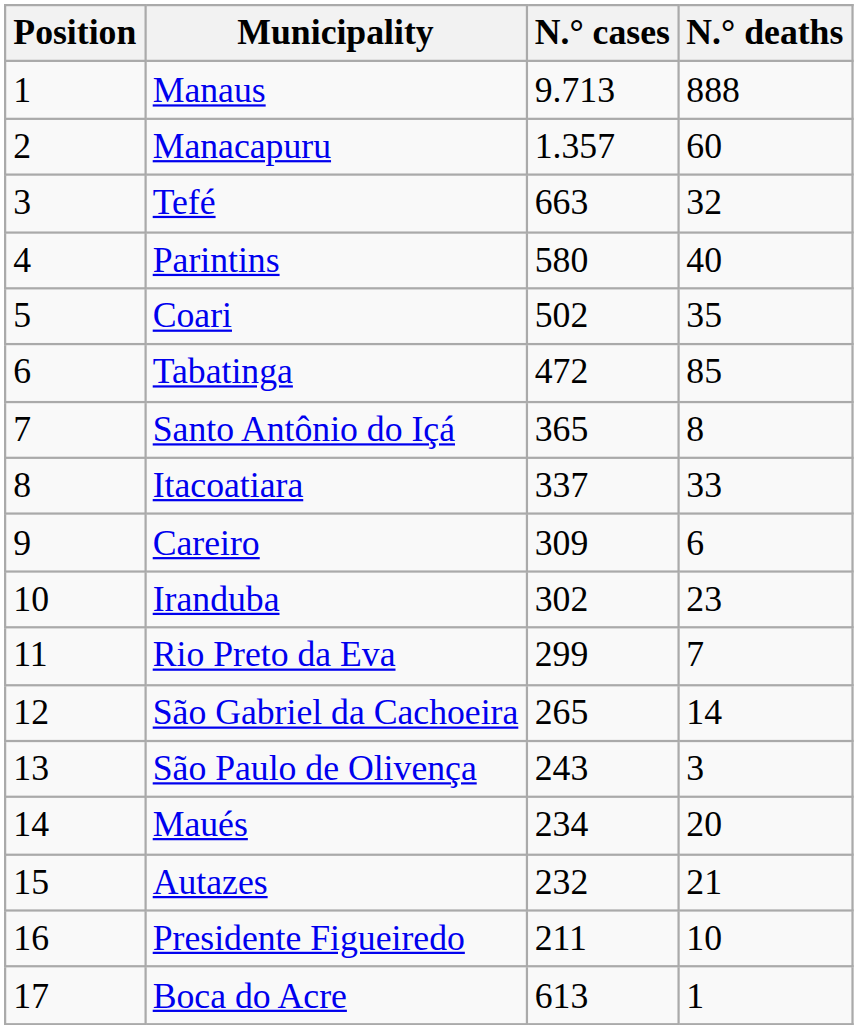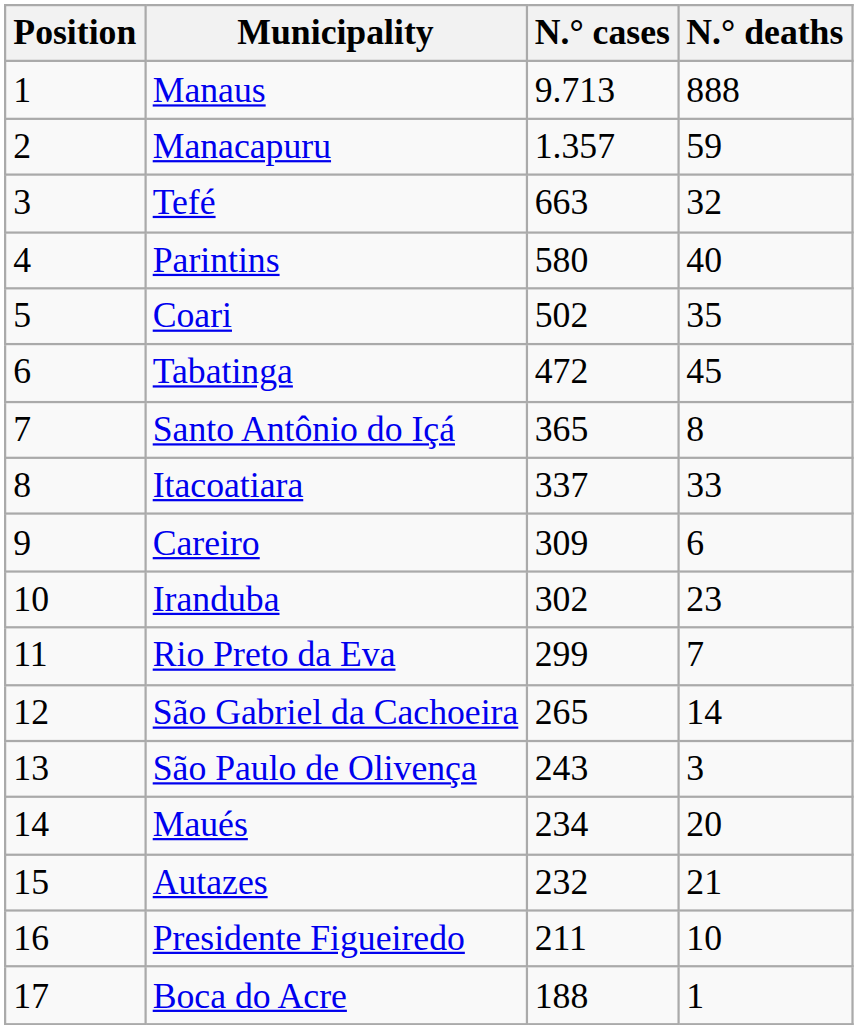(704, 145) 60 -> (704, 145) 59
(704, 372) 85 -> (704, 372) 45
(562, 994) 613 -> (562, 994) 188
